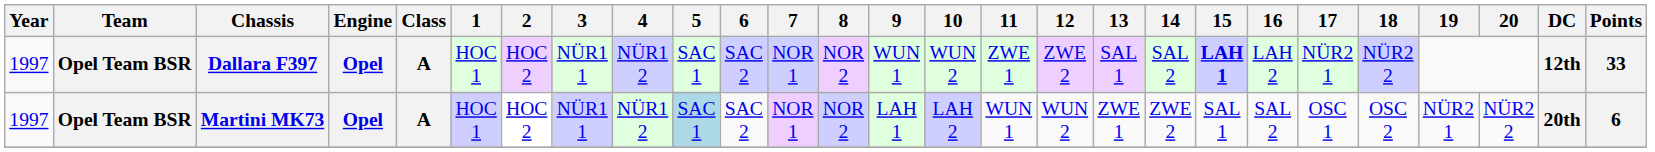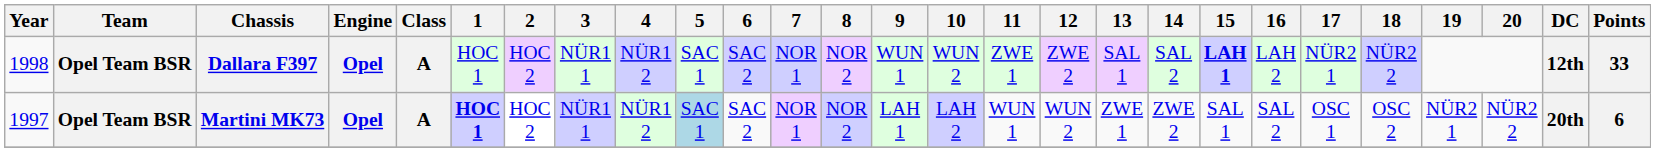(29, 64) 1997 -> (29, 64) 1998
(476, 119) normal -> (478, 119) bold
